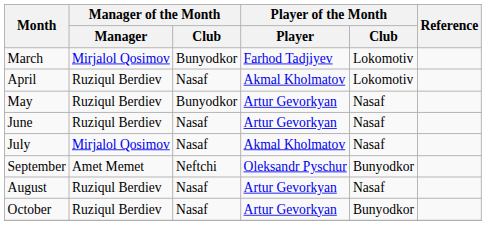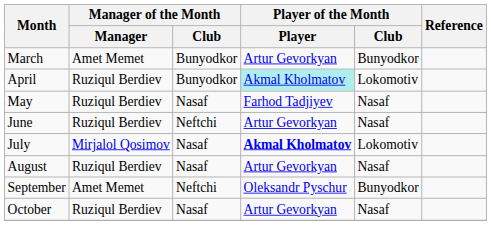(121, 58) Mirjalol Qosimov -> (108, 58) Amet Memet
(288, 58) Farhod Tadjiyev -> (290, 58) Artur Gevorkyan
(383, 58) Lokomotiv -> (388, 58) Bunyodkor
(192, 79) Nasaf -> (207, 79) Bunyodkor
(294, 79) no background -> (294, 79) paleturquoise background
(207, 101) Bunyodkor -> (192, 101) Nasaf
(290, 101) Artur Gevorkyan -> (288, 101) Farhod Tadjiyev
(192, 123) Nasaf -> (196, 123) Neftchi
(294, 144) normal -> (297, 144) bold
(369, 144) Nasaf -> (388, 144) Lokomotiv
rows swapped: (27, 187) <-> (37, 166)
(384, 209) Bunyodkor -> (373, 209) Nasaf
